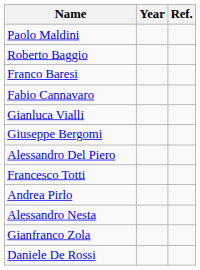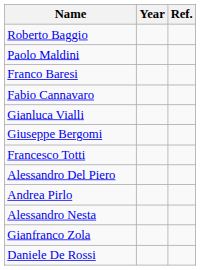rows swapped: (48, 54) <-> (43, 34)
rows swapped: (61, 154) <-> (46, 174)
